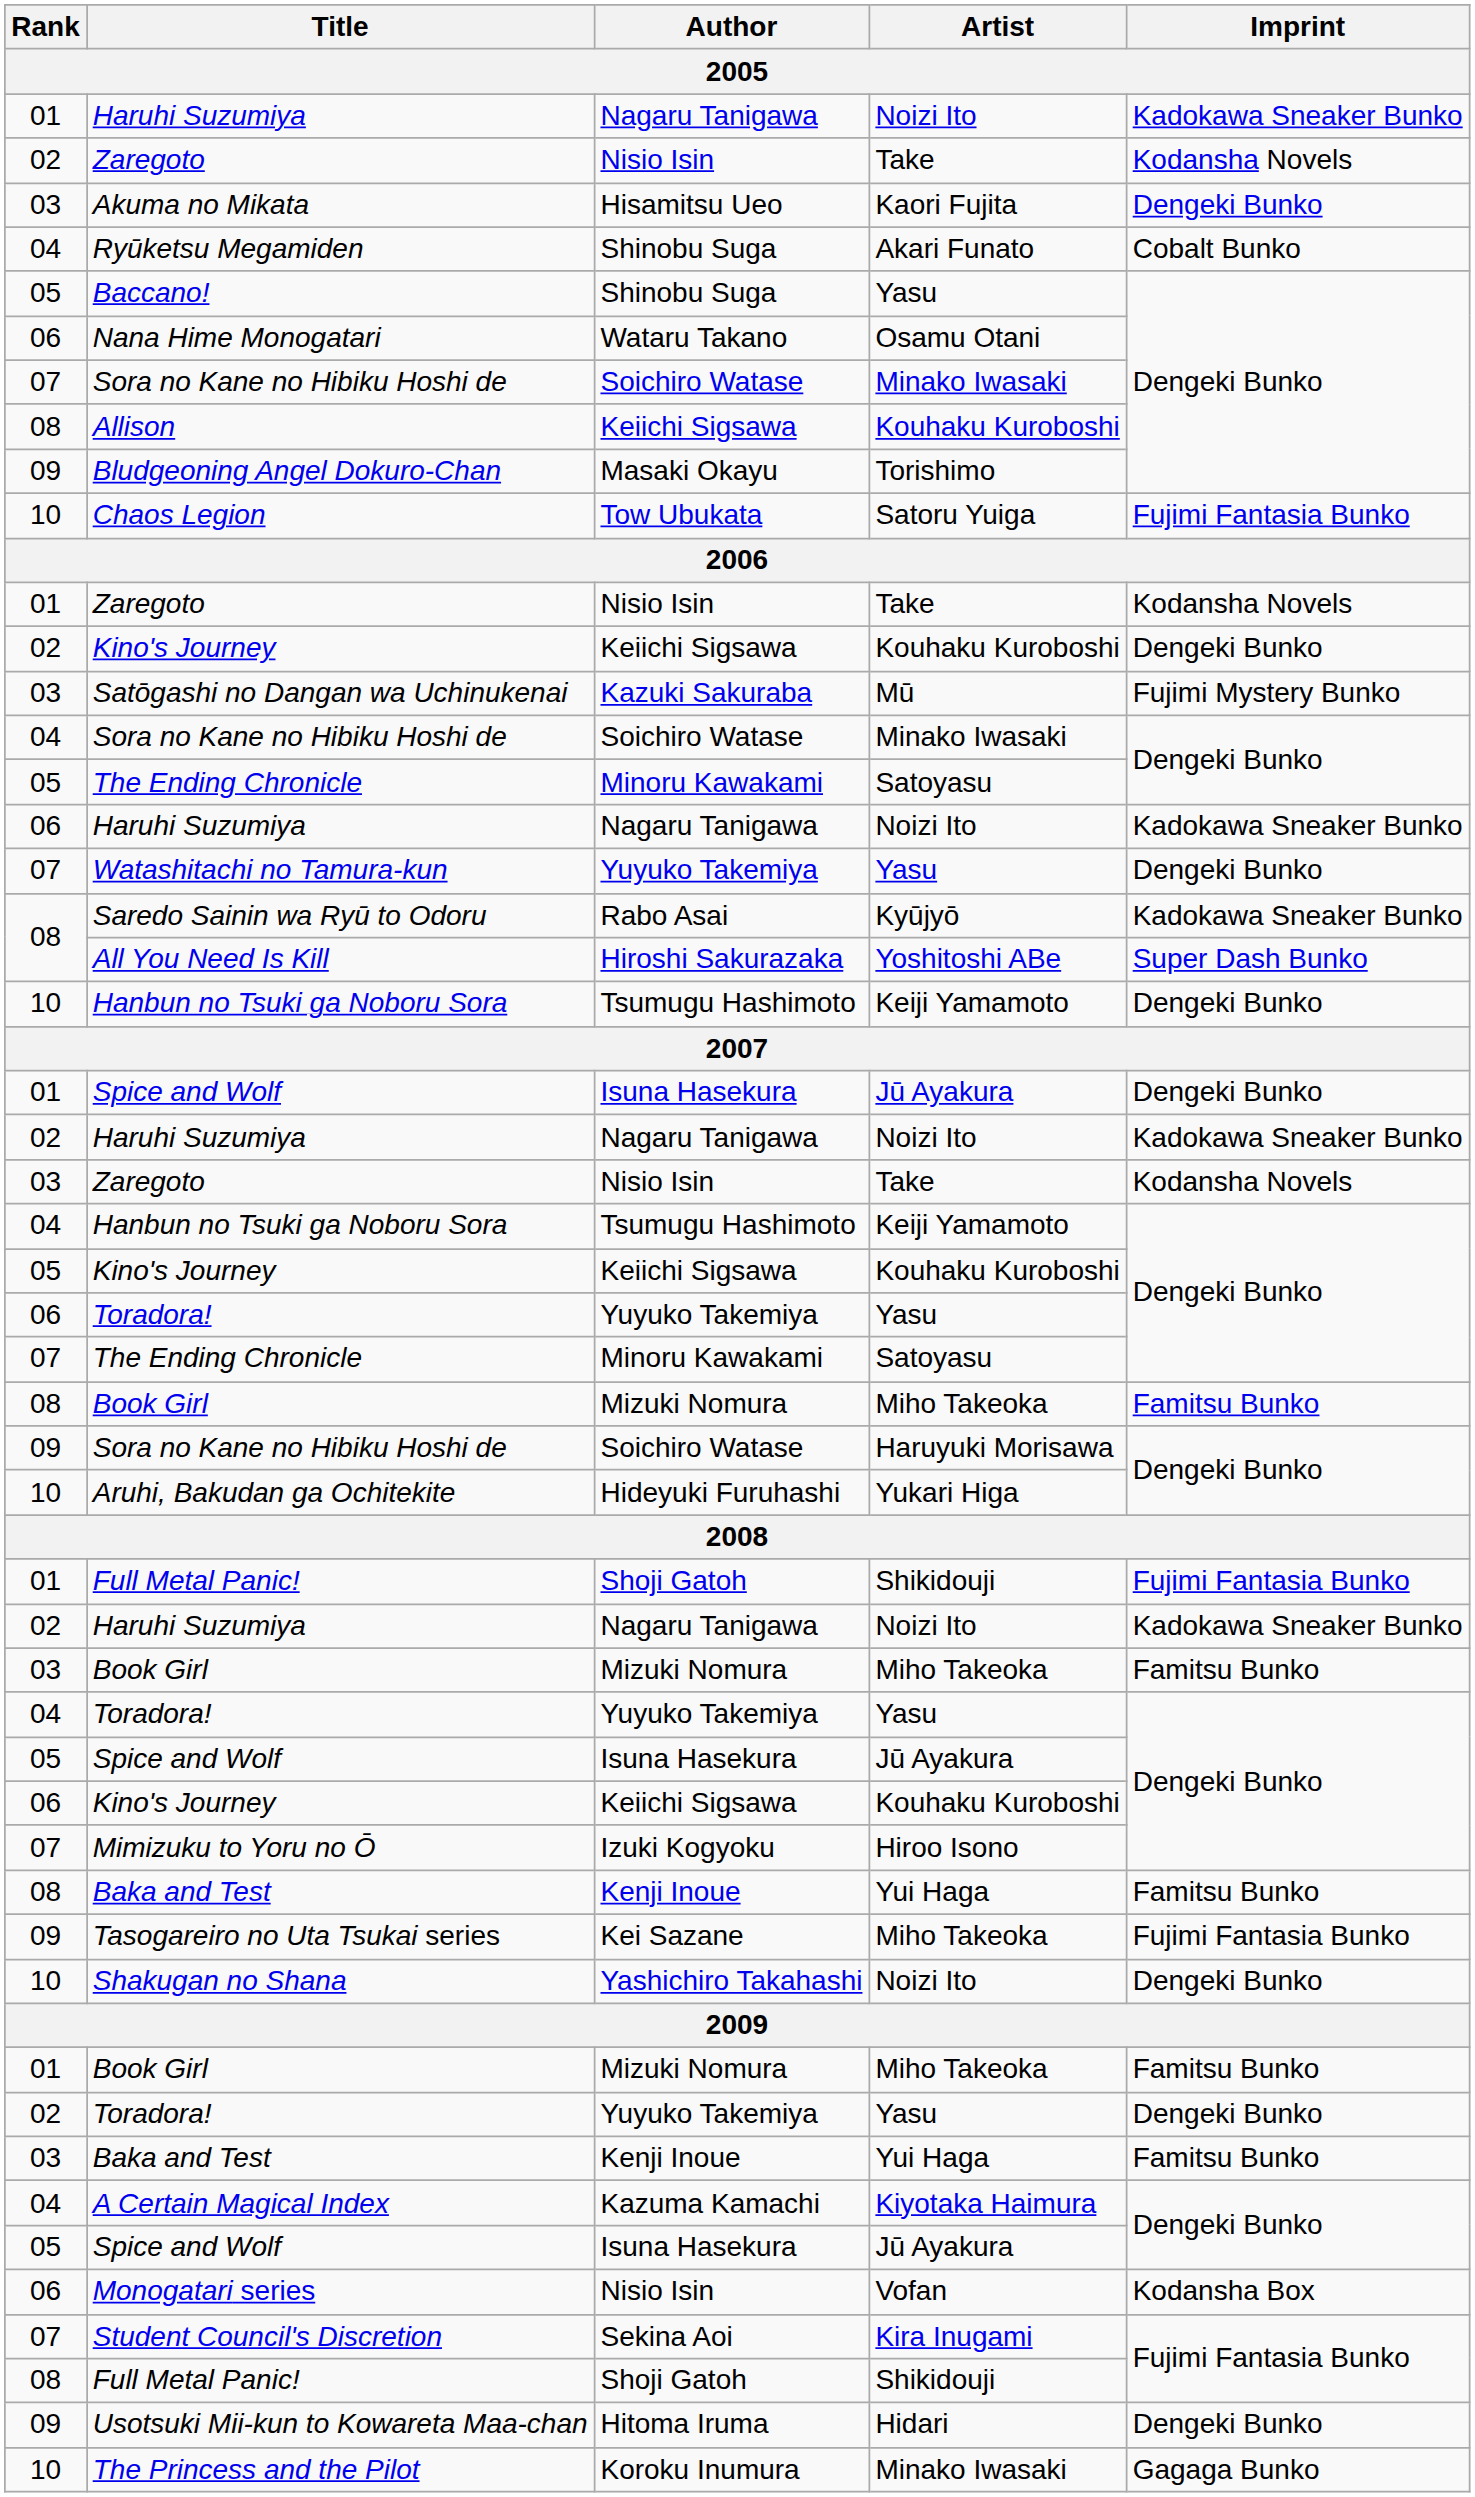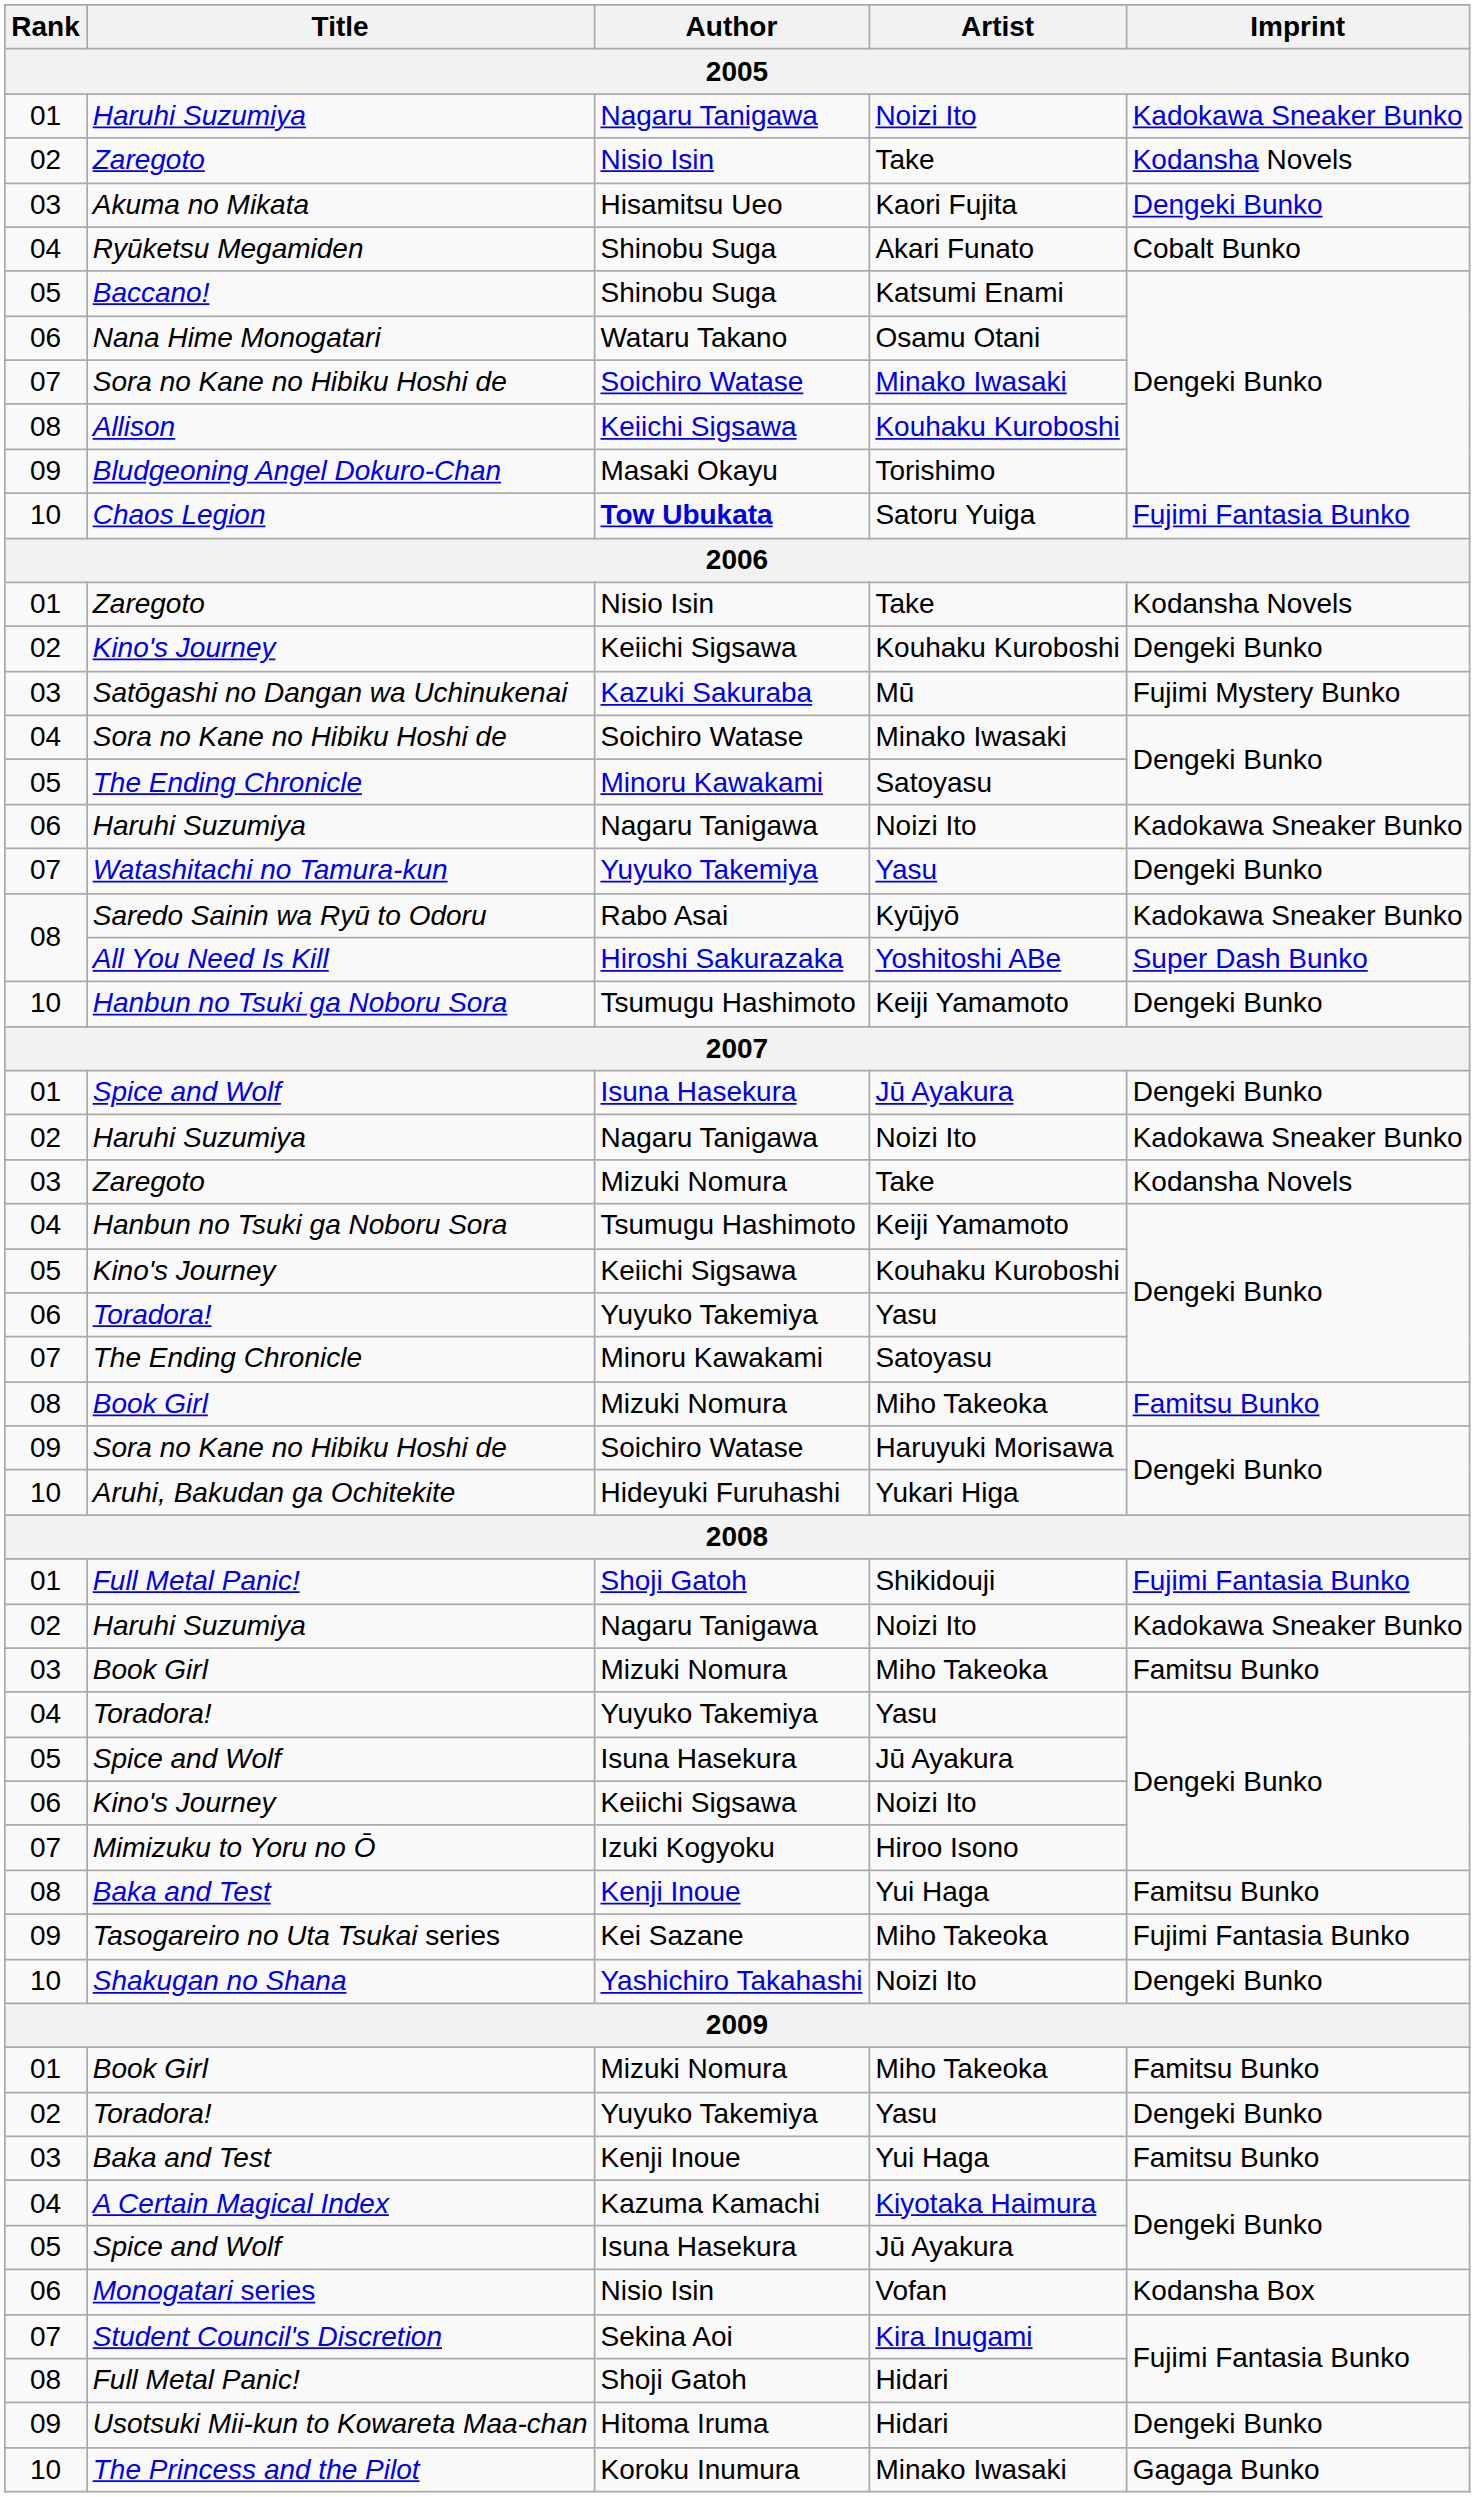(906, 293) Yasu -> (970, 293) Katsumi Enami
(681, 515) normal -> (687, 515) bold
(657, 1181) Nisio Isin -> (694, 1181) Mizuki Nomura
(998, 1802) Kouhaku Kuroboshi -> (926, 1802) Noizi Ito
(935, 2380) Shikidouji -> (912, 2380) Hidari
